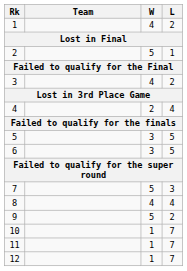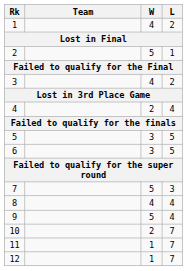(172, 217) 2 -> (172, 217) 4
(151, 231) 1 -> (151, 231) 2
